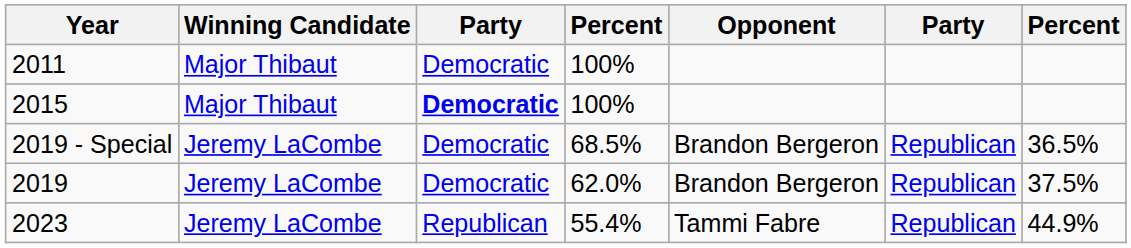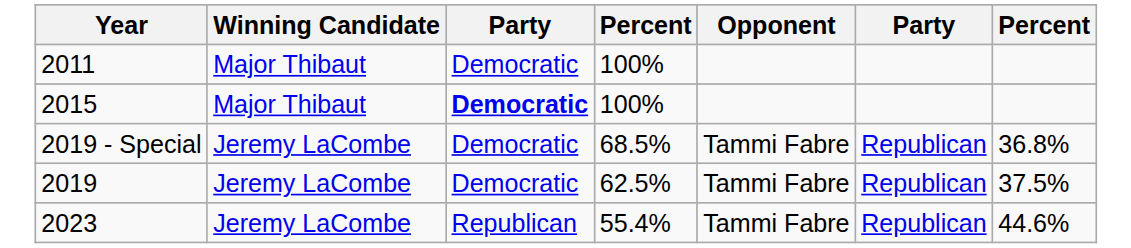(776, 144) Brandon Bergeron -> (776, 144) Tammi Fabre
(1063, 144) 36.5% -> (1034, 144) 36.8%
(606, 183) 62.0% -> (635, 183) 62.5%
(776, 183) Brandon Bergeron -> (776, 183) Tammi Fabre
(1063, 223) 44.9% -> (1034, 223) 44.6%
